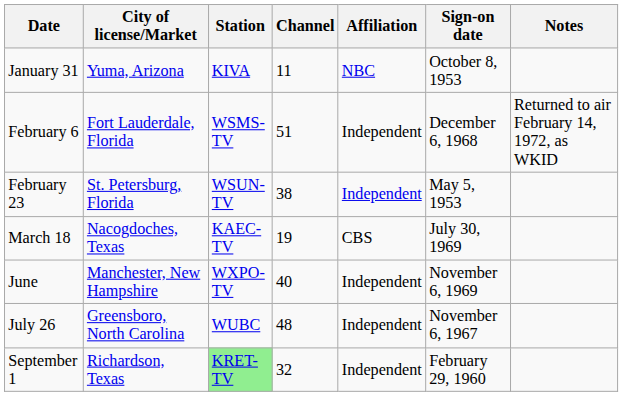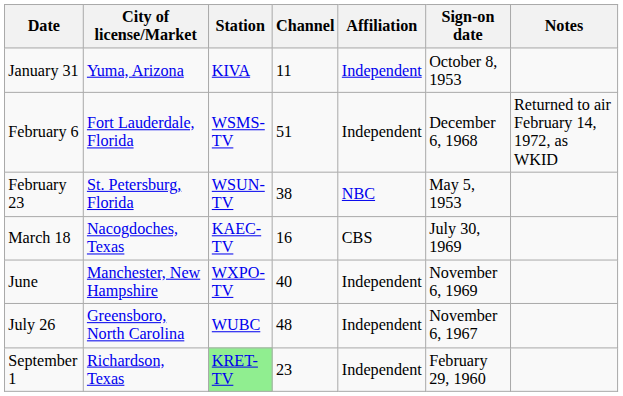(358, 70) NBC -> (382, 70) Independent
(382, 194) Independent -> (358, 194) NBC
(284, 237) 19 -> (284, 237) 16
(284, 369) 32 -> (284, 369) 23
